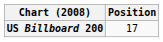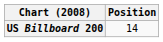(132, 29) 17 -> (132, 29) 14
